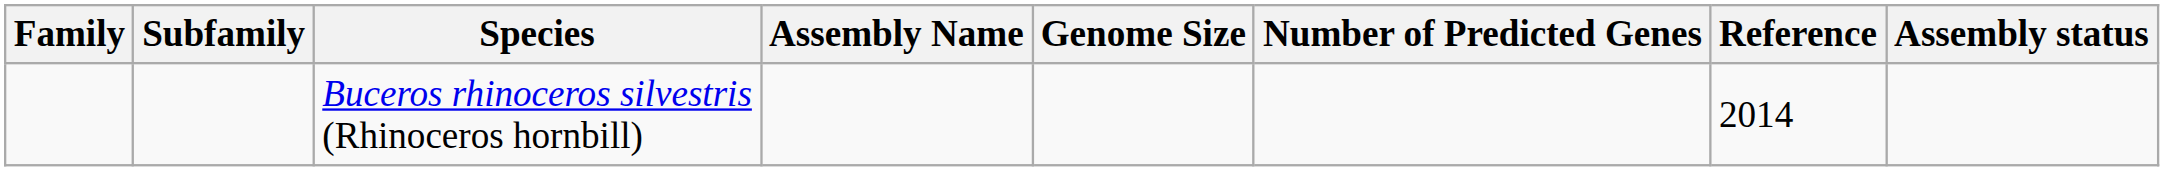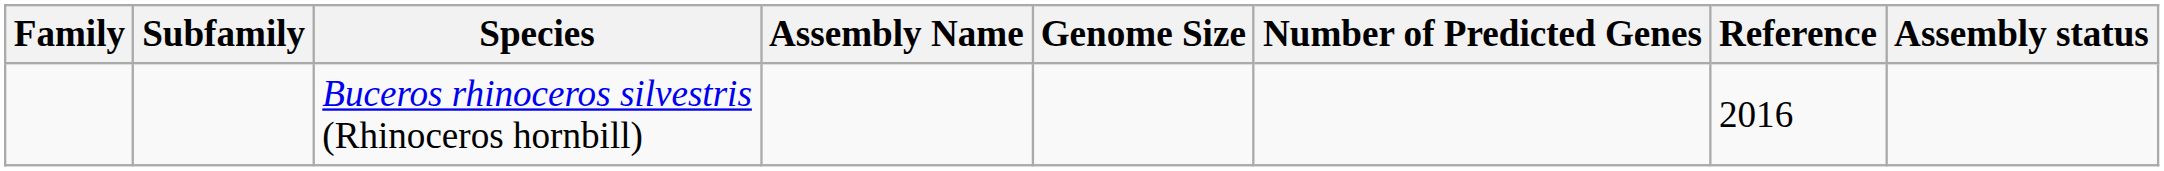(1756, 113) 2014 -> (1756, 113) 2016
